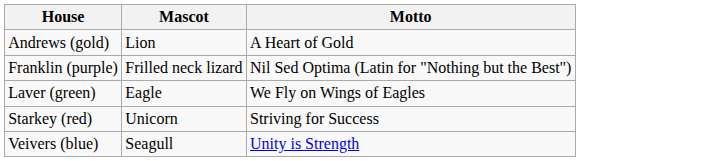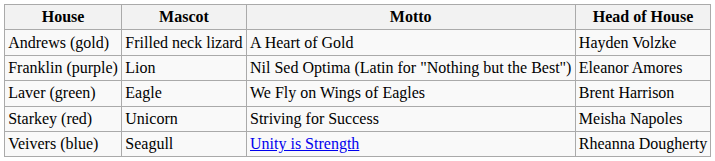+ column: (643, 17)
(140, 42) Lion -> (184, 42) Frilled neck lizard
(184, 67) Frilled neck lizard -> (140, 67) Lion
